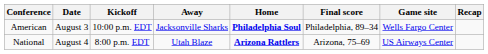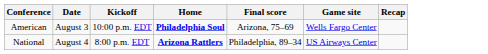- column: (192, 12)
(342, 27) Philadelphia, 89–34 -> (265, 27) Arizona, 75–69
(342, 42) Arizona, 75–69 -> (265, 42) Philadelphia, 89–34
